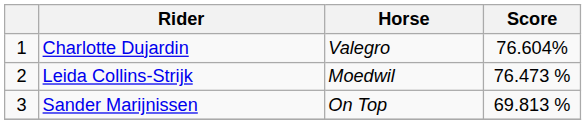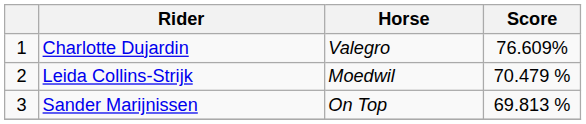(532, 48) 76.604% -> (532, 48) 76.609%
(532, 77) 76.473 % -> (532, 77) 70.479 %
